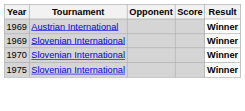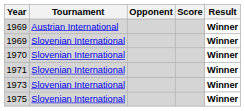+ row: (17, 70)
+ row: (17, 85)
